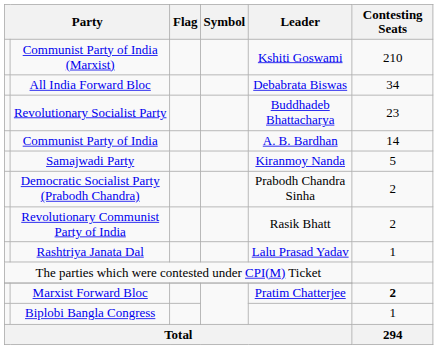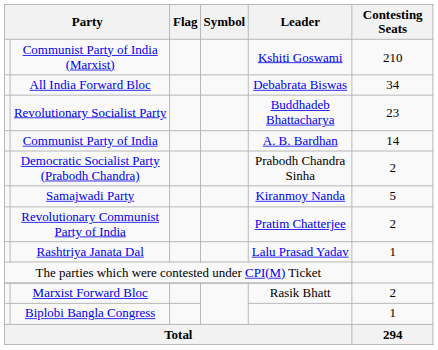rows swapped: (90, 161) <-> (90, 189)
(300, 224) Rasik Bhatt -> (300, 224) Pratim Chatterjee
(300, 293) Pratim Chatterjee -> (300, 293) Rasik Bhatt
(393, 293) bold -> (393, 293) normal
